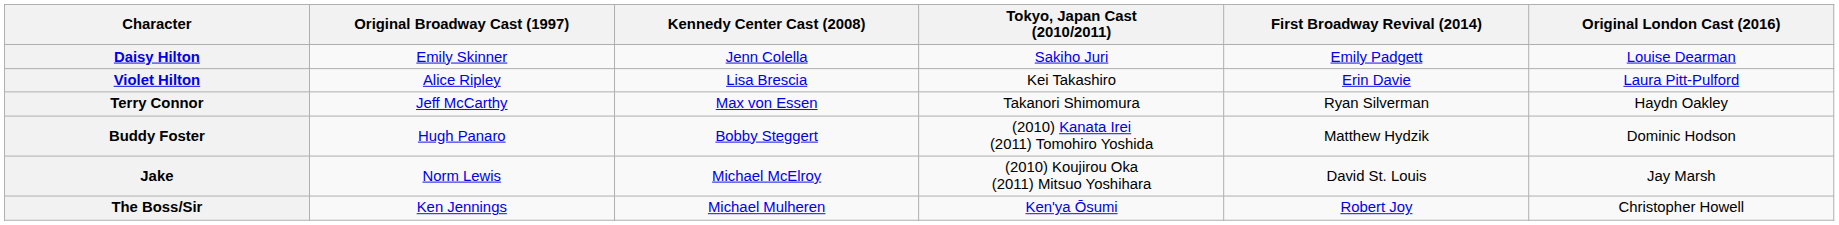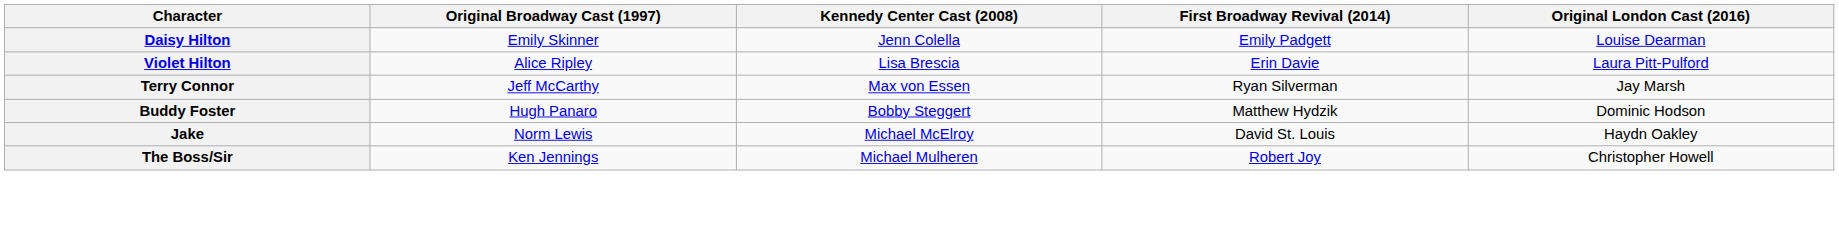- column: (1072, 24)
(1681, 103) Haydn Oakley -> (1651, 87) Jay Marsh
(1681, 176) Jay Marsh -> (1651, 134) Haydn Oakley
